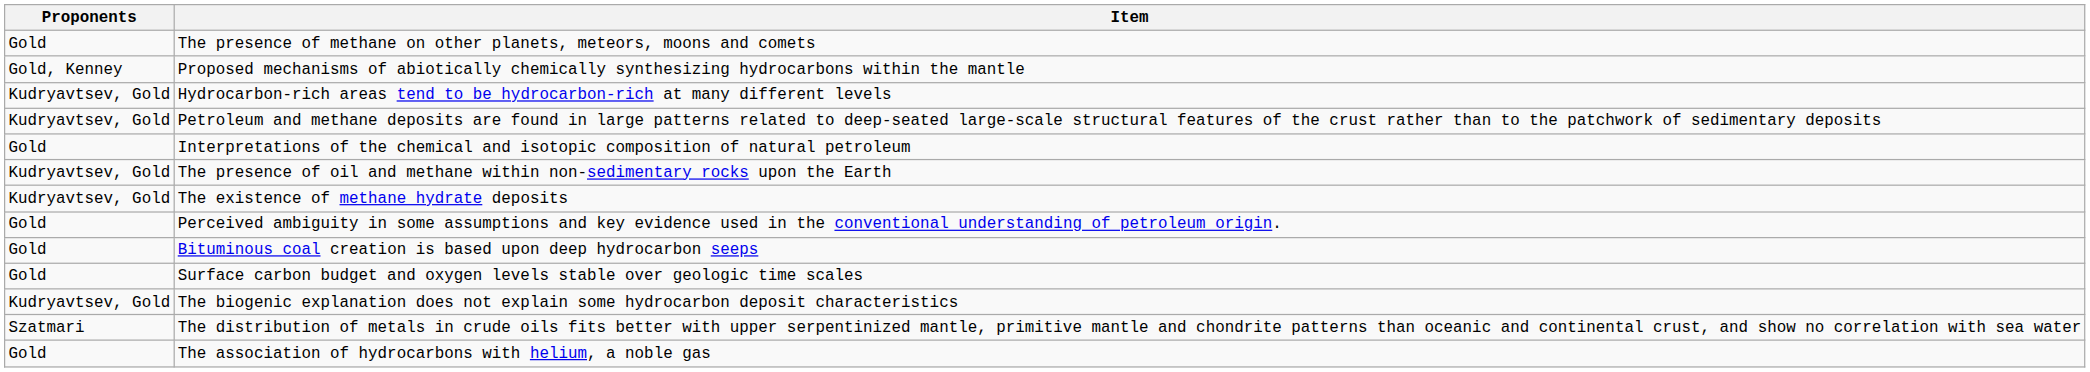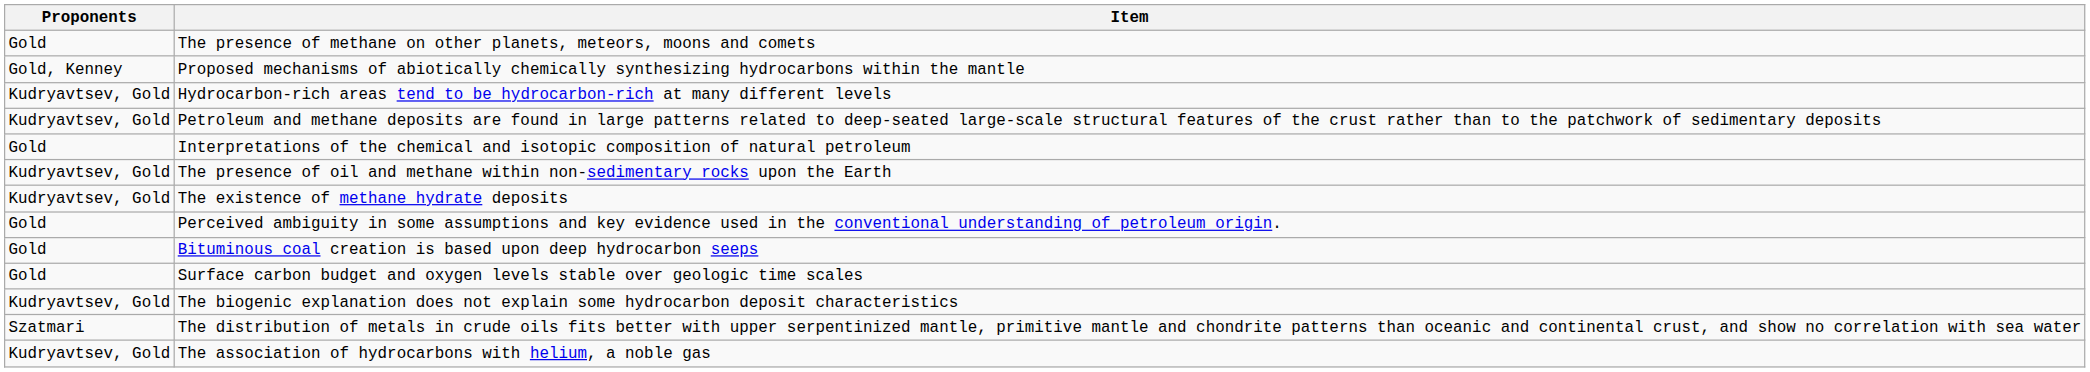(27, 354) Gold -> (89, 354) Kudryavtsev, Gold
